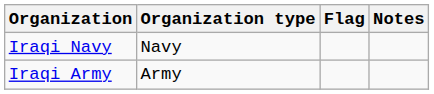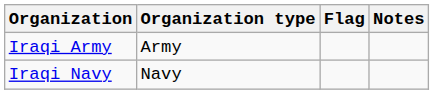rows swapped: (60, 75) <-> (60, 47)
